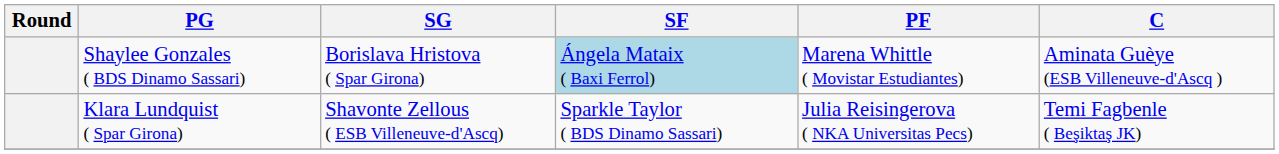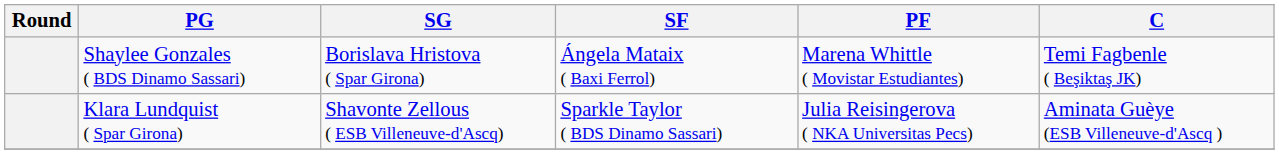(622, 65) lightblue background -> (622, 65) no background
(1133, 65) Aminata Guèye (ESB Villeneuve-d'Ascq ) -> (1105, 65) Temi Fagbenle ( Beşiktaş JK)
(1105, 121) Temi Fagbenle ( Beşiktaş JK) -> (1133, 121) Aminata Guèye (ESB Villeneuve-d'Ascq )
